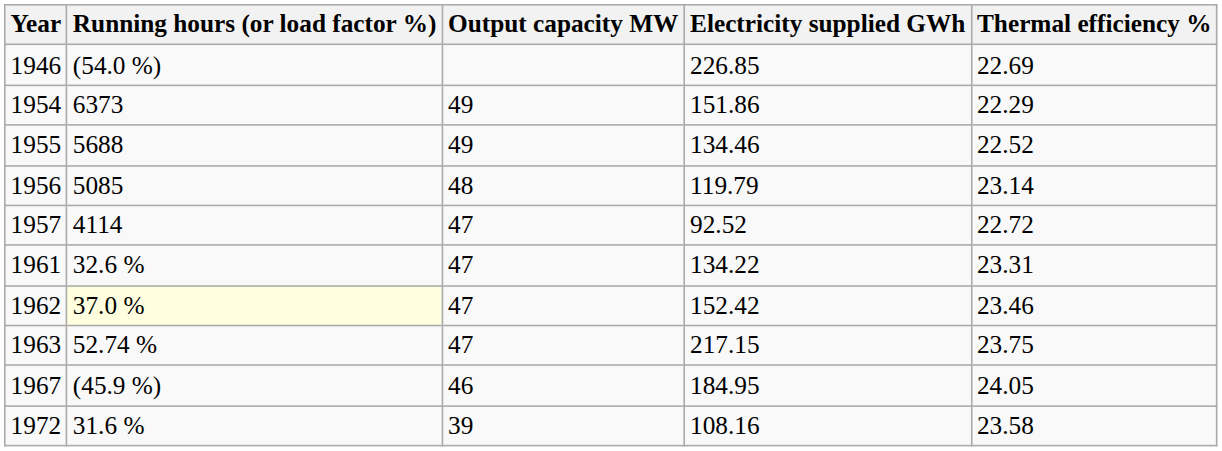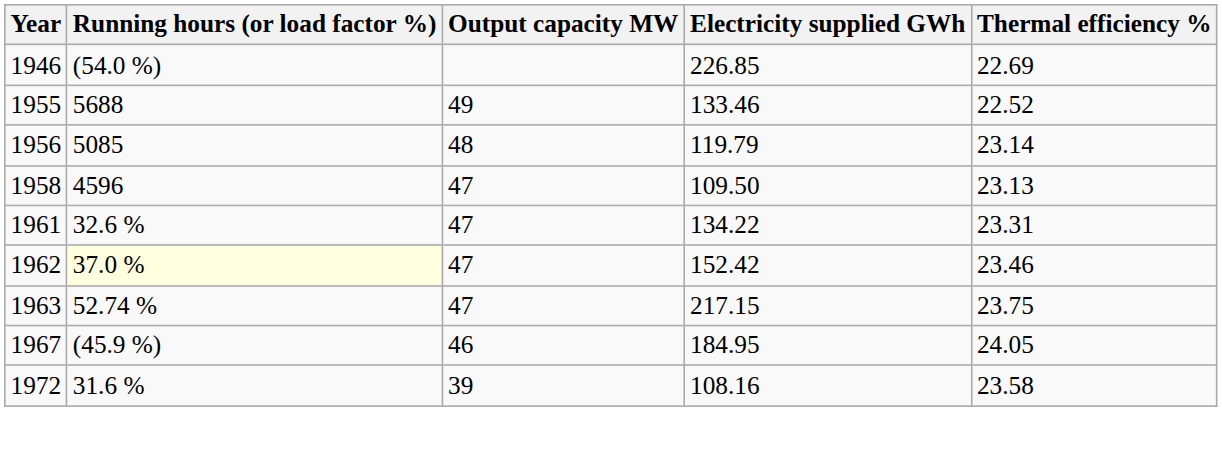- row: (36, 104)
(725, 144) 134.46 -> (725, 104) 133.46
- row: (36, 225)
+ row: (36, 184)
